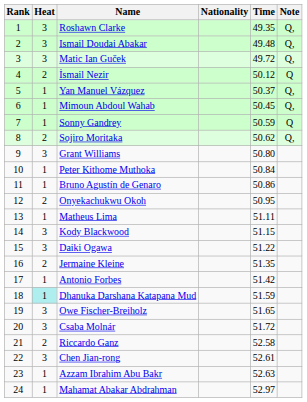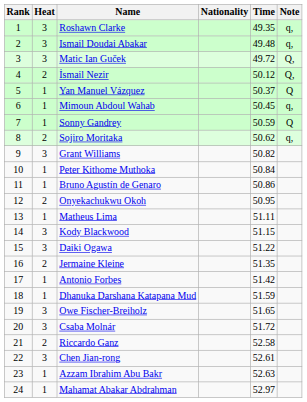(290, 28) Q, -> (290, 28) q,
(290, 43) Q, -> (290, 43) q,
(290, 75) Q -> (290, 75) Q,
(290, 91) Q, -> (290, 91) Q
(290, 106) Q, -> (290, 106) q,
(290, 138) Q, -> (290, 138) q,
(264, 153) 50.80 -> (264, 153) 50.82
(45, 295) paleturquoise background -> (45, 295) no background
